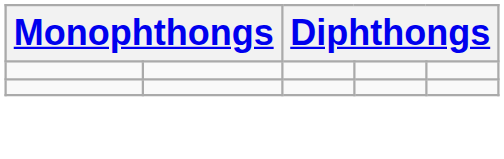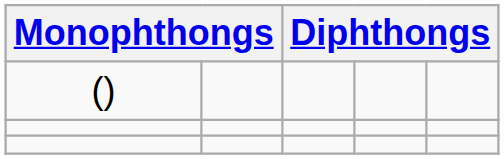+ row: (104, 90)
